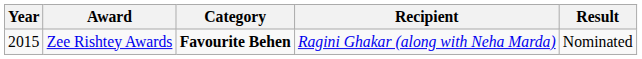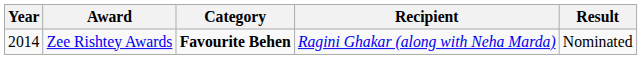(24, 41) 2015 -> (24, 41) 2014
